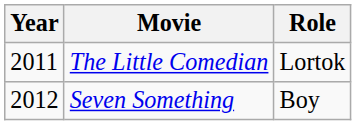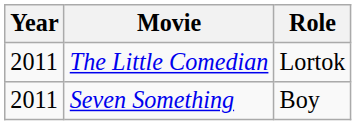(34, 100) 2012 -> (34, 100) 2011
